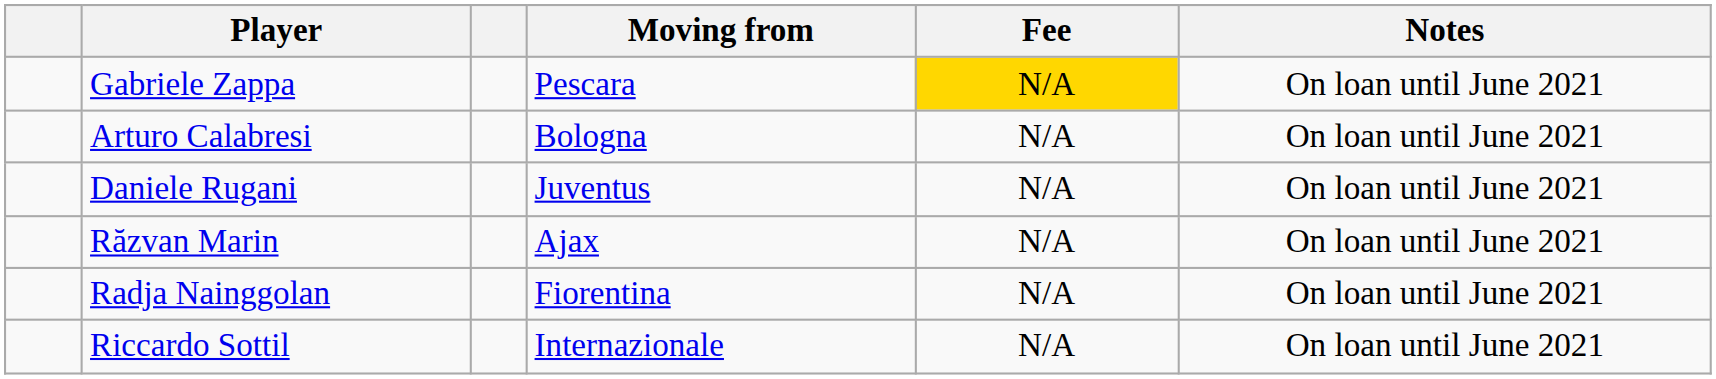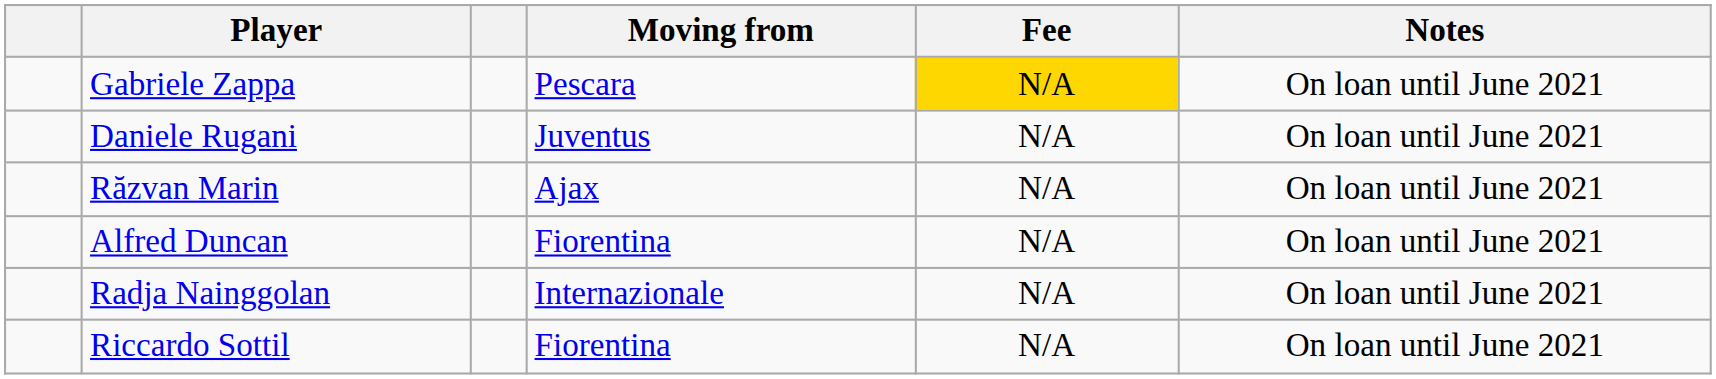- row: (201, 135)
+ row: (189, 240)
(603, 293) Fiorentina -> (629, 293) Internazionale
(629, 345) Internazionale -> (603, 345) Fiorentina
